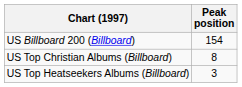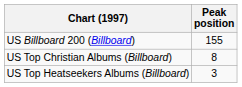(214, 40) 154 -> (214, 40) 155
